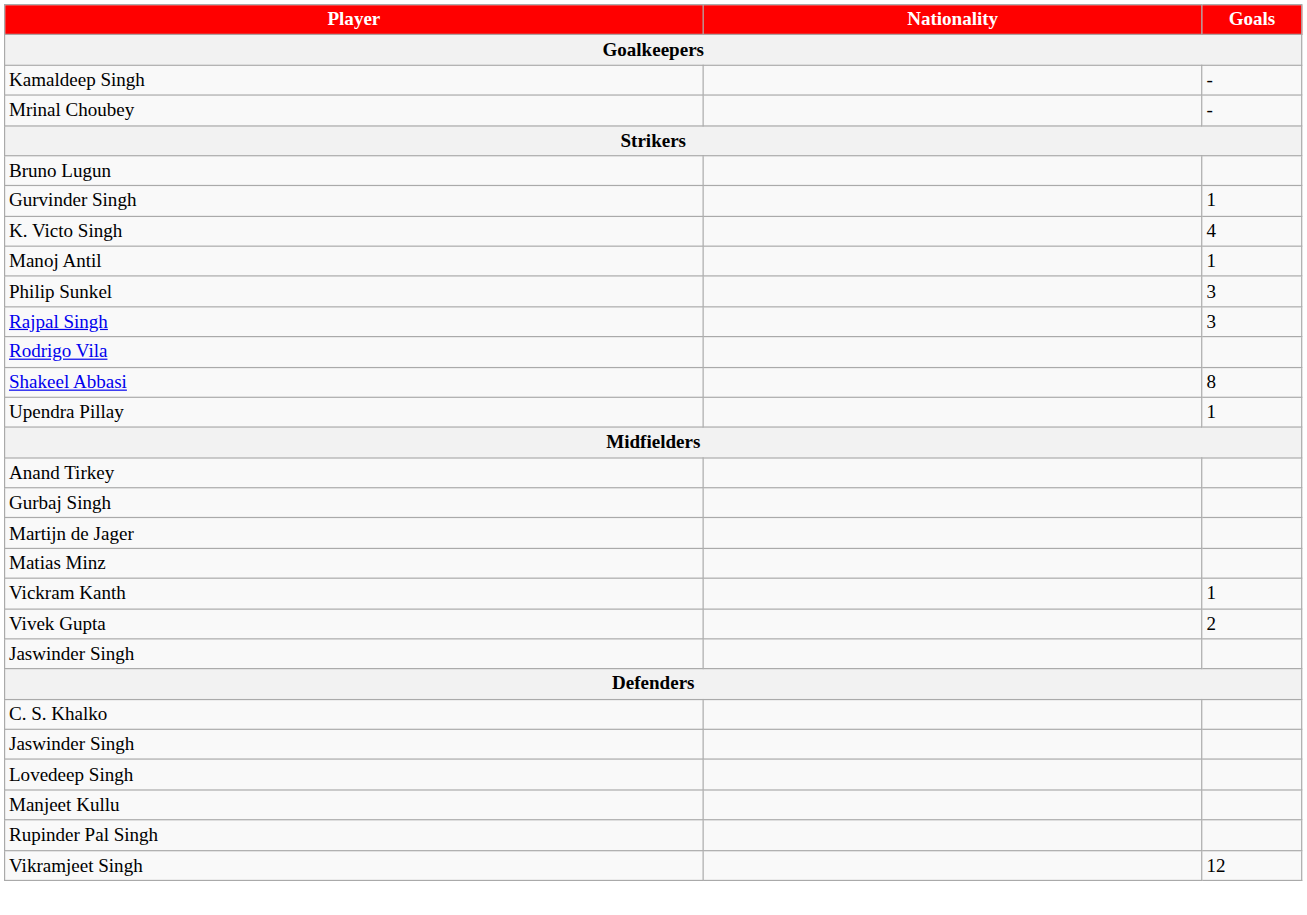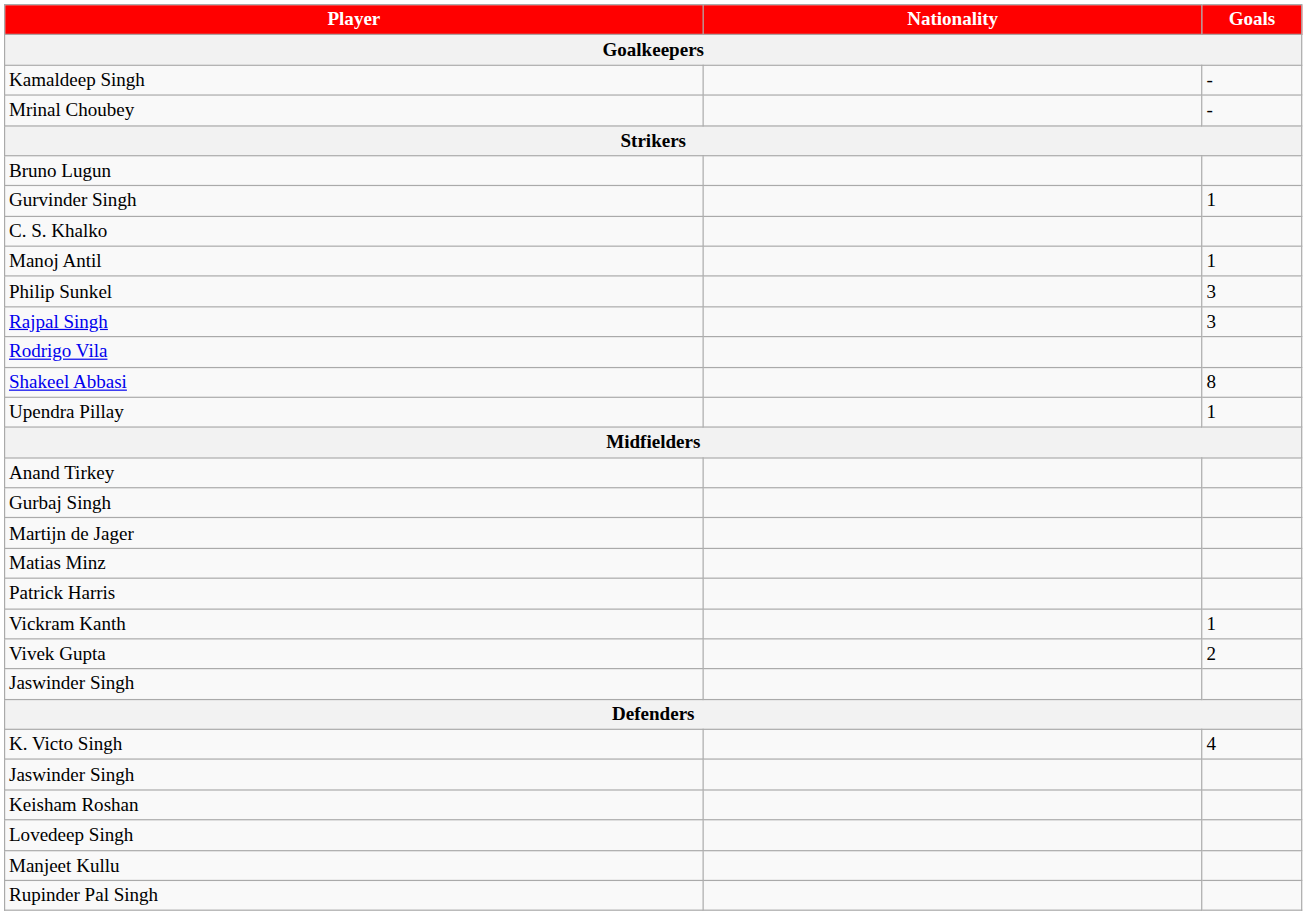rows swapped: (66, 230) <-> (58, 714)
+ row: (62, 593)
+ row: (74, 804)
- row: (76, 865)
